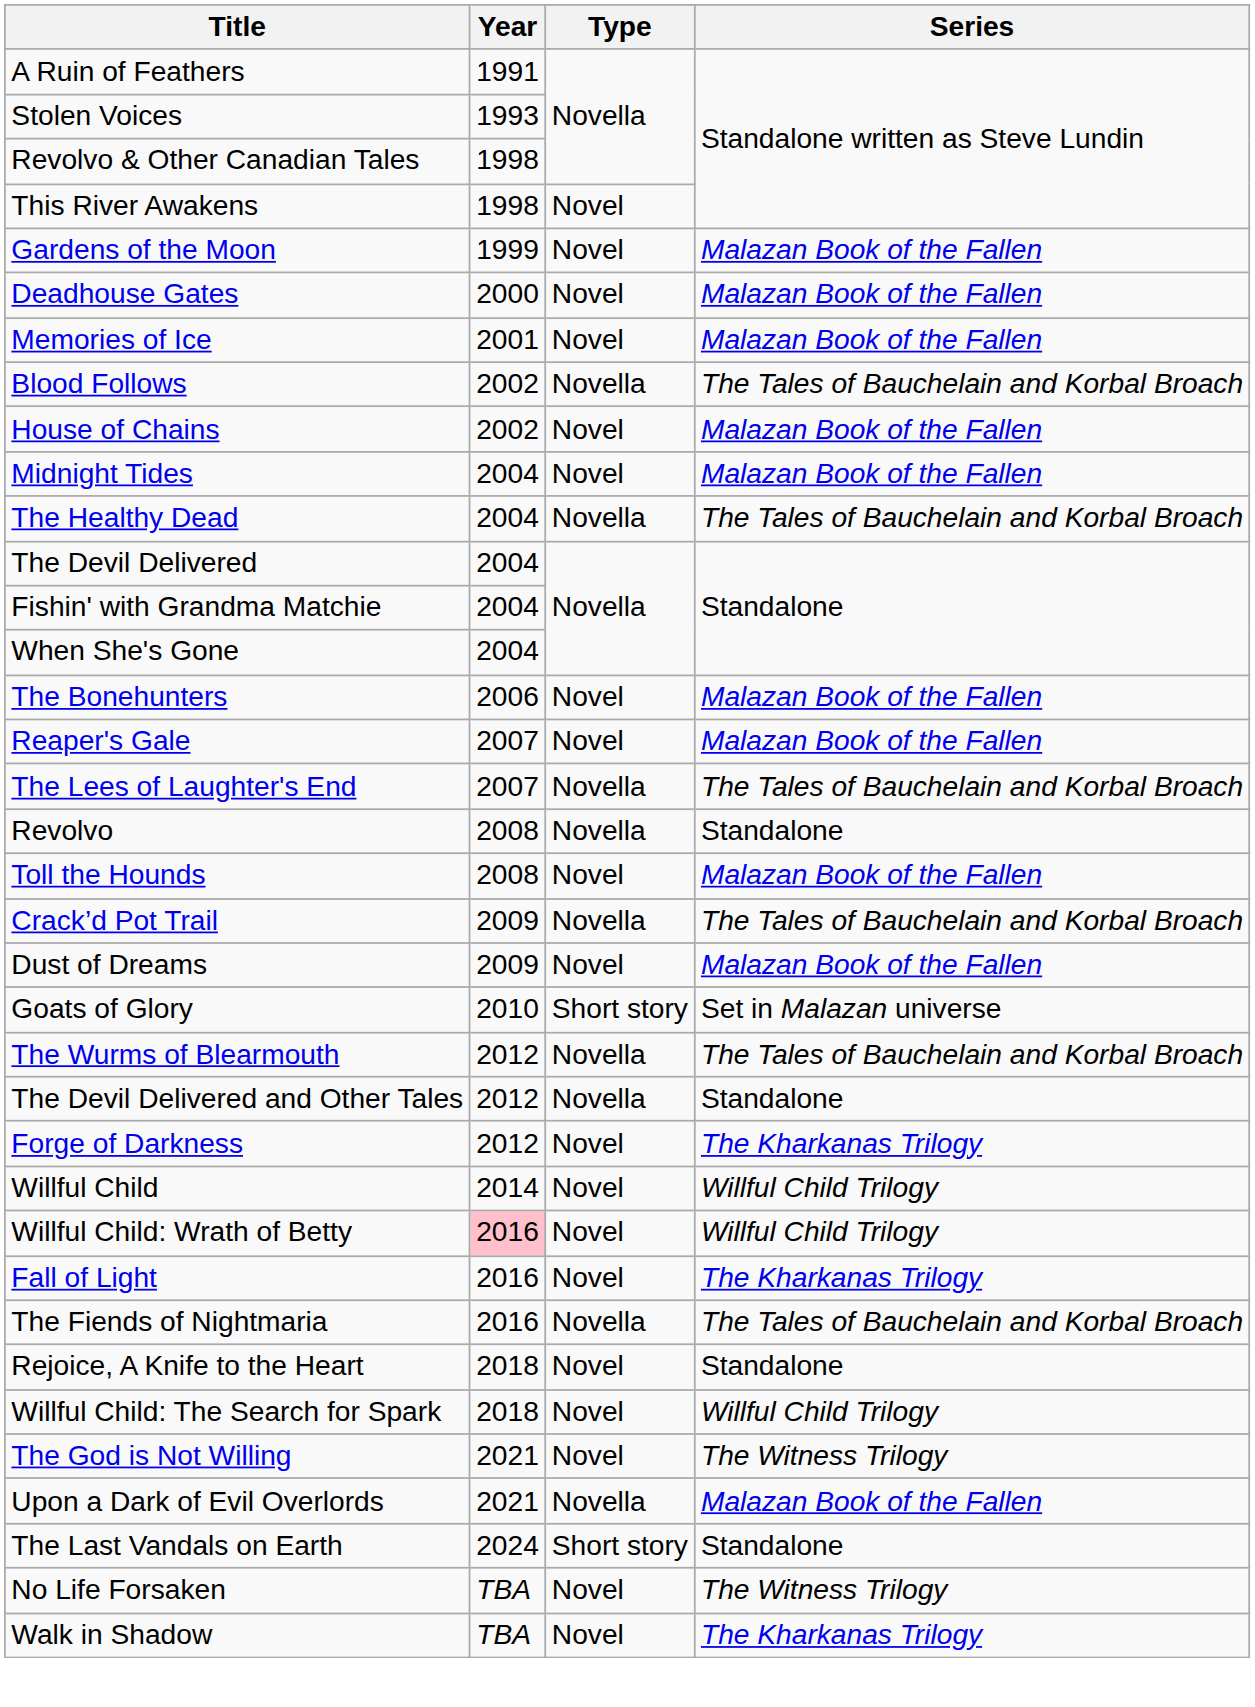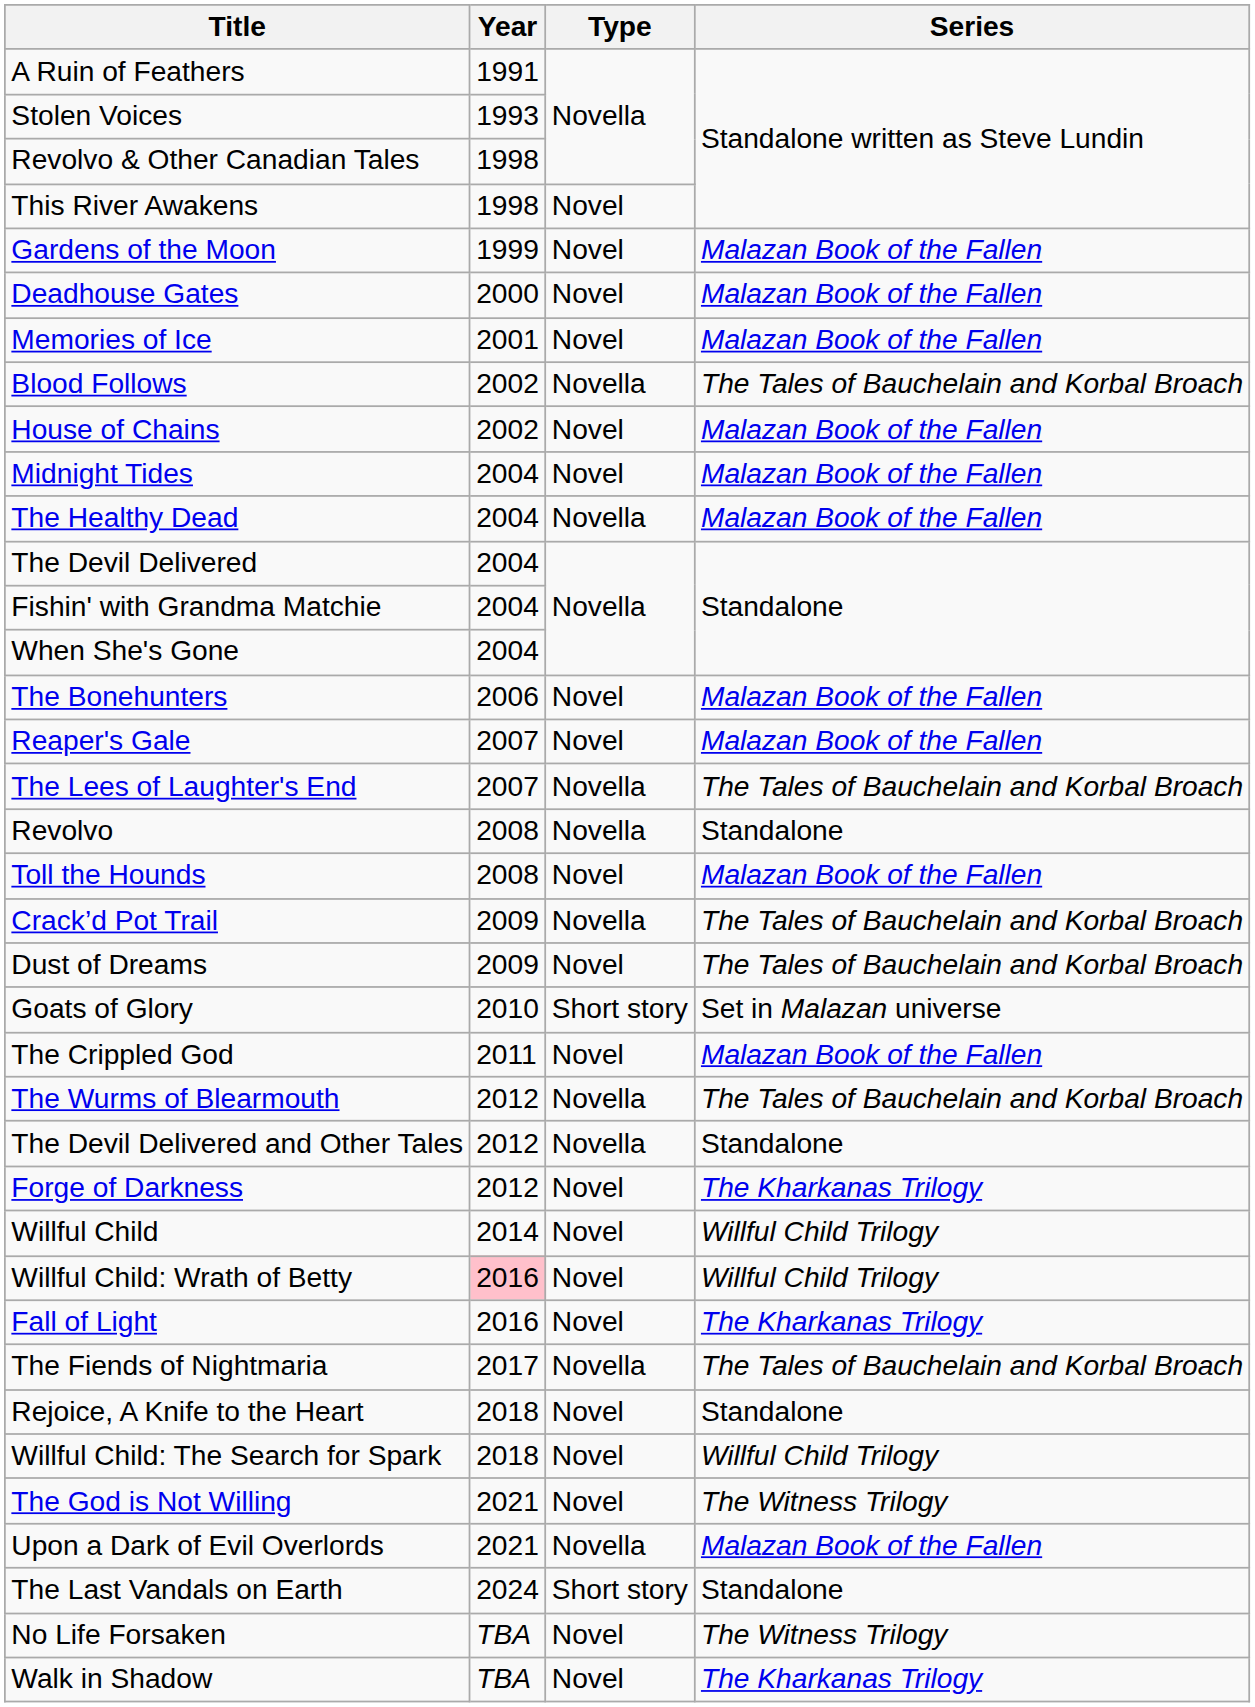(972, 518) The Tales of Bauchelain and Korbal Broach -> (872, 518) Malazan Book of the Fallen
(872, 964) Malazan Book of the Fallen -> (972, 964) The Tales of Bauchelain and Korbal Broach
+ row: (123, 1054)
(507, 1321) 2016 -> (507, 1366) 2017
